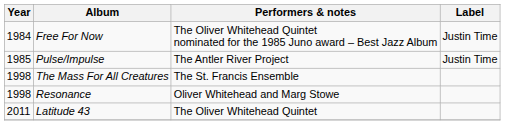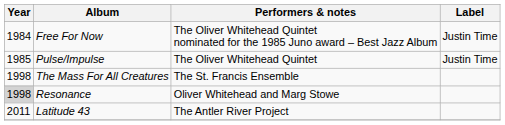(231, 59) The Antler River Project -> (245, 59) The Oliver Whitehead Quintet
(19, 94) no background -> (19, 94) lightgrey background
(245, 111) The Oliver Whitehead Quintet -> (231, 111) The Antler River Project
